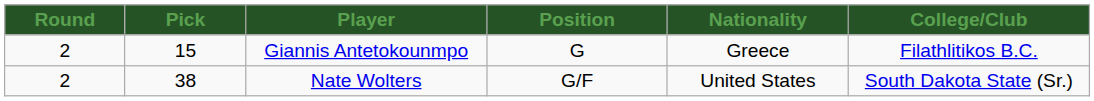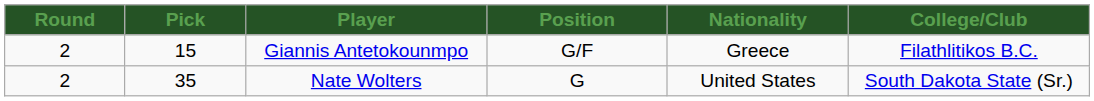(577, 50) G -> (577, 50) G/F
(185, 80) 38 -> (185, 80) 35
(577, 80) G/F -> (577, 80) G
